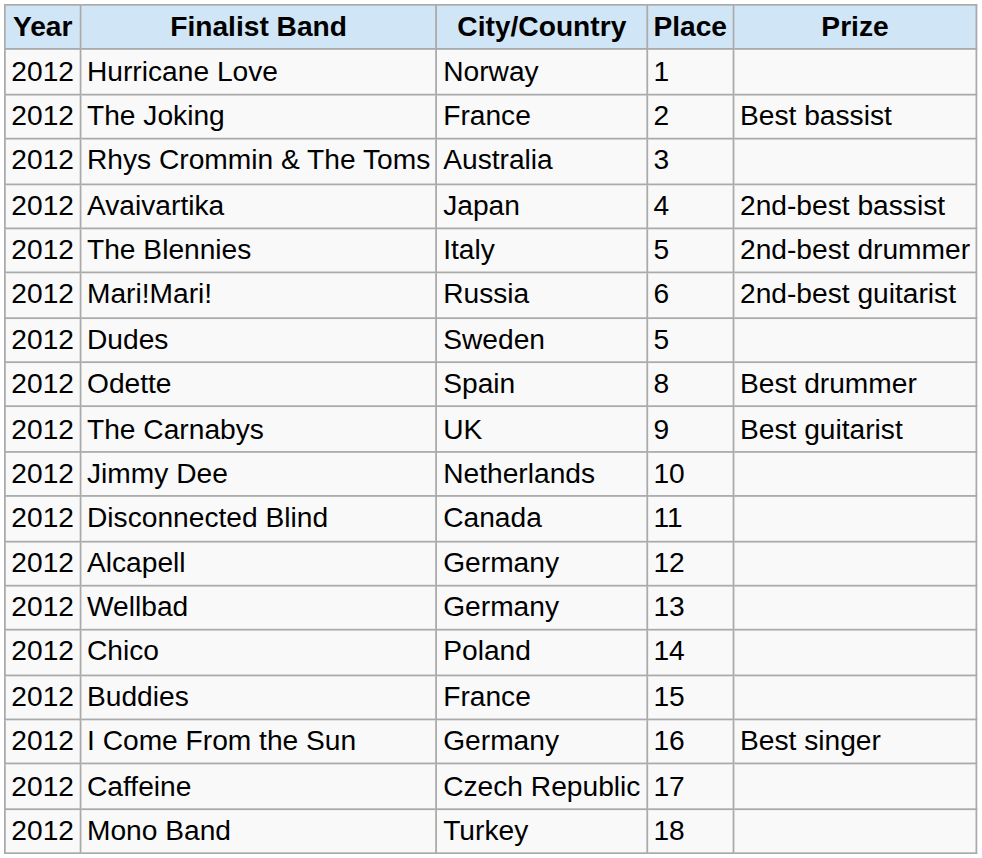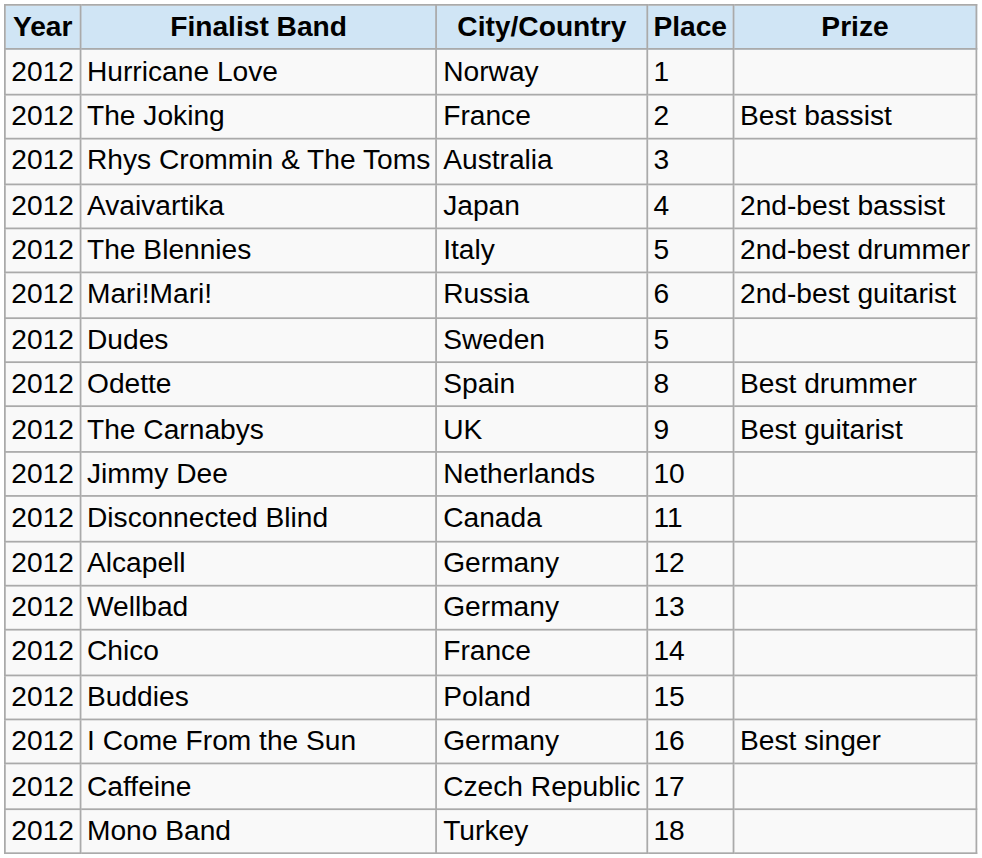(487, 652) Poland -> (487, 652) France
(487, 696) France -> (487, 696) Poland
